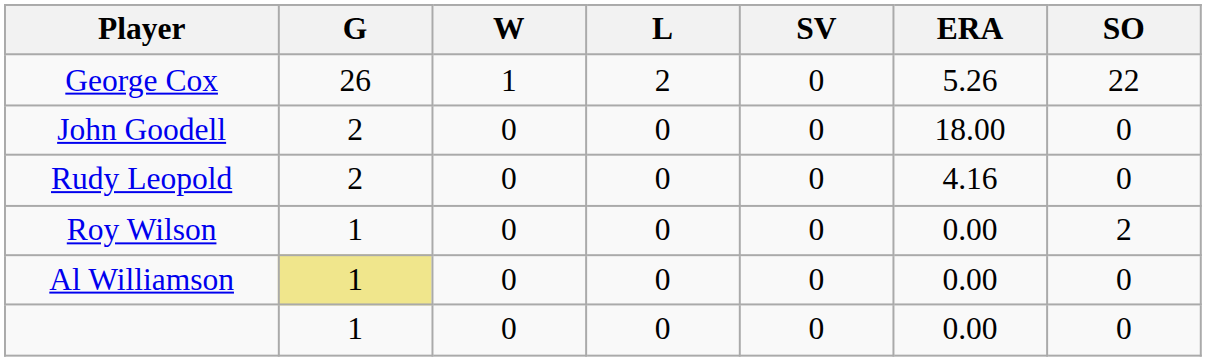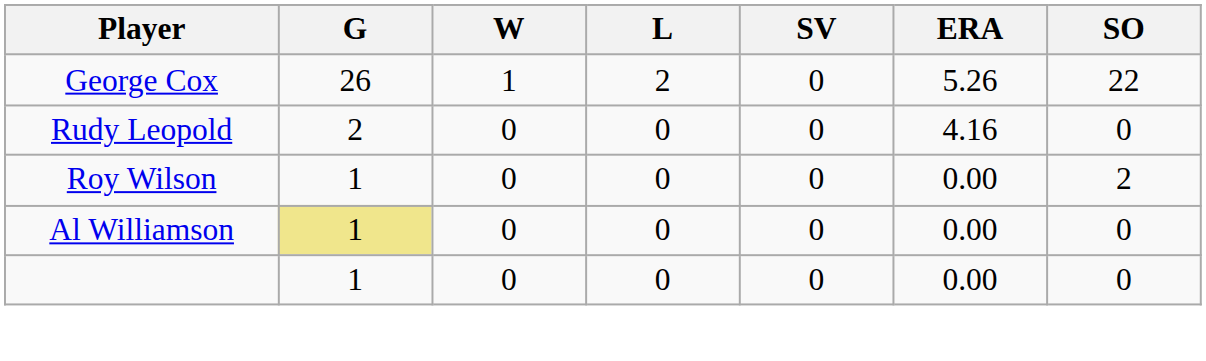- row: (142, 129)
